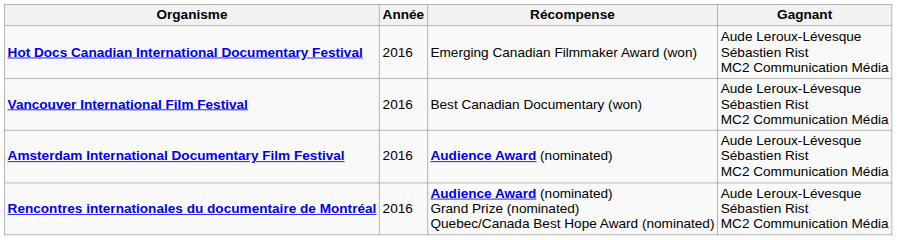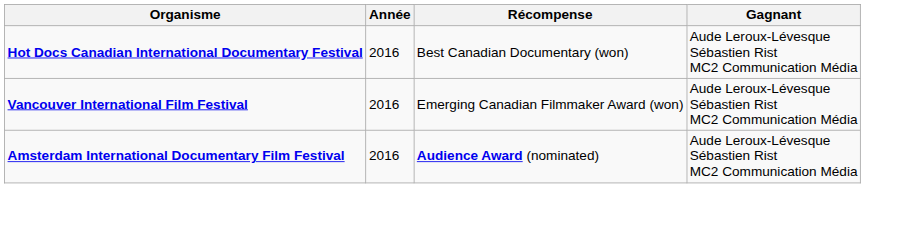(564, 52) Emerging Canadian Filmmaker Award (won) -> (523, 52) Best Canadian Documentary (won)
(536, 104) Best Canadian Documentary (won) -> (550, 104) Emerging Canadian Filmmaker Award (won)
- row: (192, 208)
